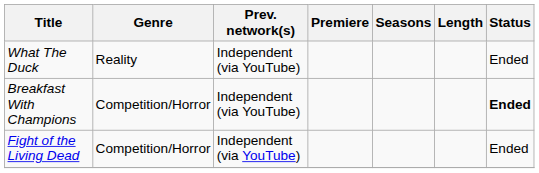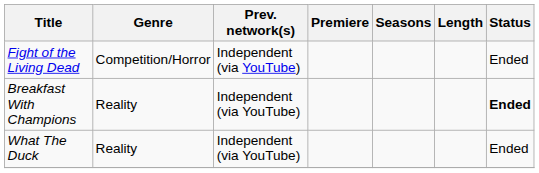rows swapped: (43, 148) <-> (37, 59)
(153, 104) Competition/Horror -> (116, 104) Reality
